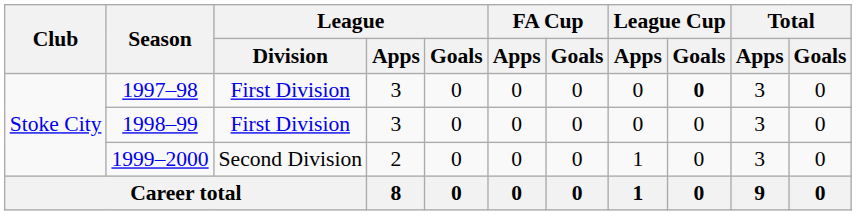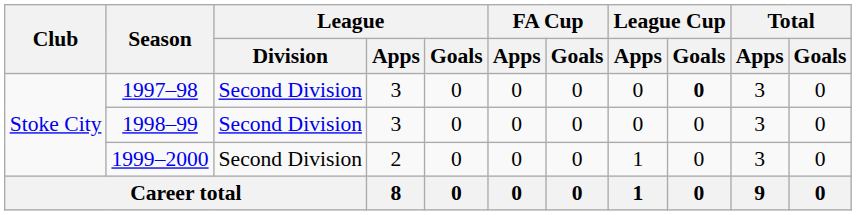(290, 90) First Division -> (290, 90) Second Division
(290, 124) First Division -> (290, 124) Second Division
